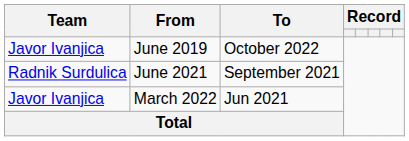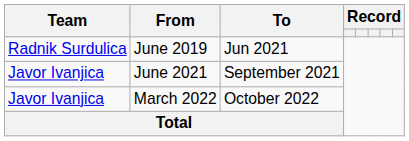(56, 49) Javor Ivanjica -> (67, 49) Radnik Surdulica
(271, 49) October 2022 -> (256, 49) Jun 2021
(67, 73) Radnik Surdulica -> (56, 73) Javor Ivanjica
(256, 98) Jun 2021 -> (271, 98) October 2022
